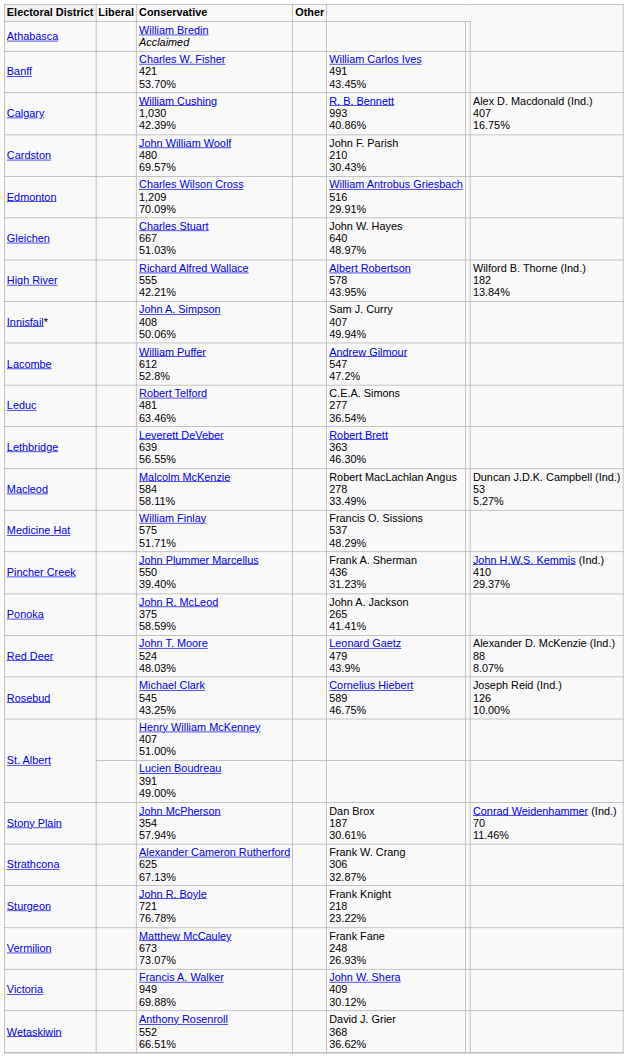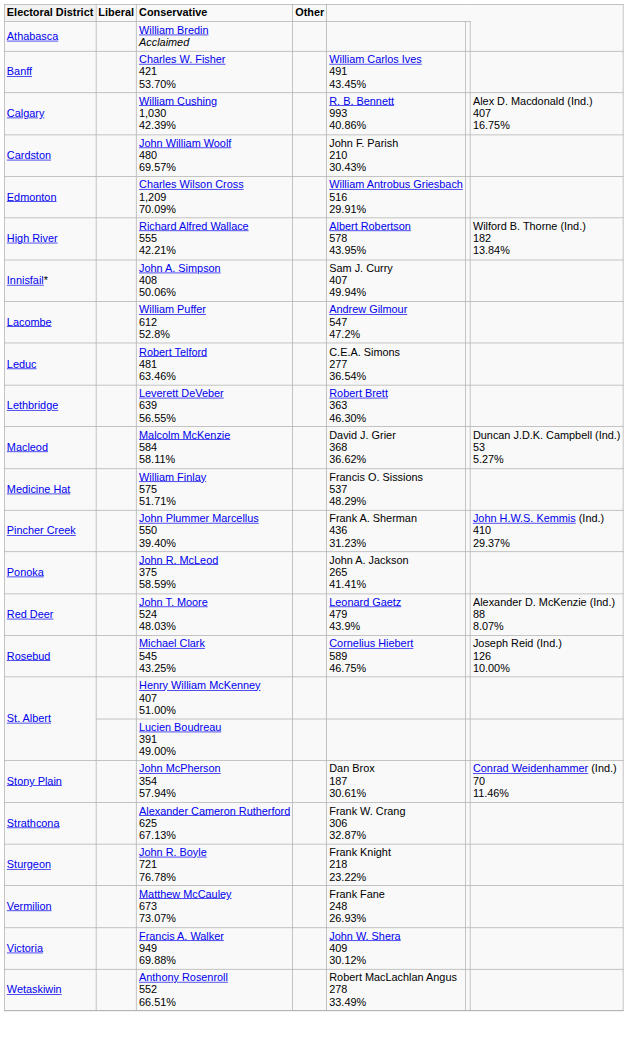- row: (174, 239)
(393, 489) Robert MacLachlan Angus 278 33.49% -> (363, 447) David J. Grier 368 36.62%
(363, 1032) David J. Grier 368 36.62% -> (393, 990) Robert MacLachlan Angus 278 33.49%
